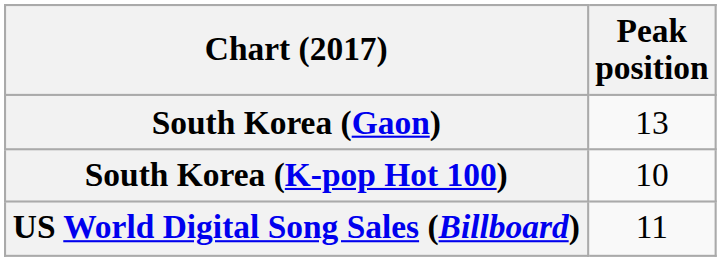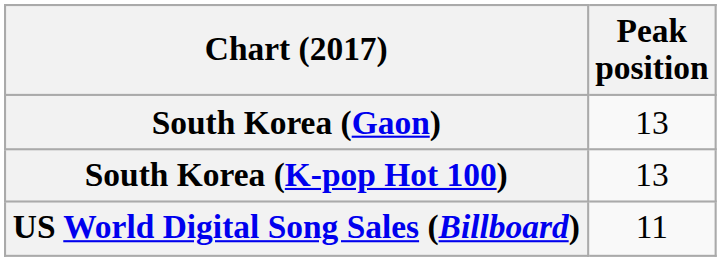(652, 174) 10 -> (652, 174) 13
